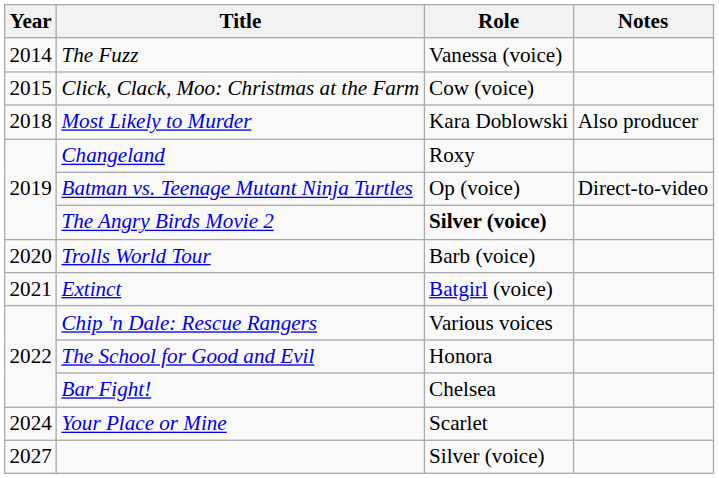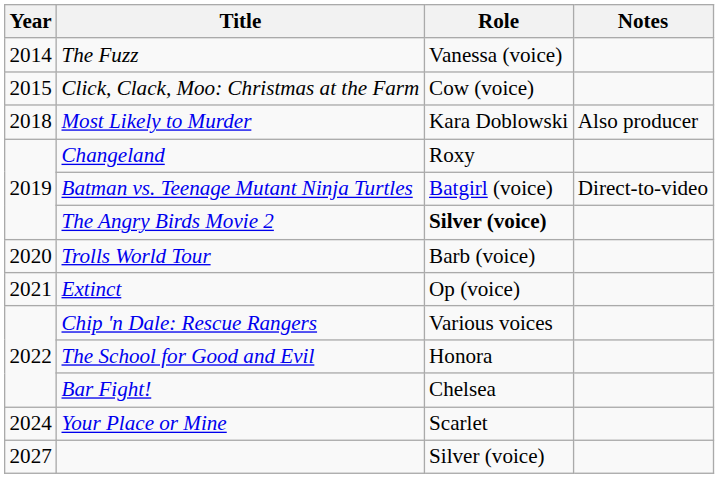(475, 188) Op (voice) -> (491, 188) Batgirl (voice)
(491, 289) Batgirl (voice) -> (475, 289) Op (voice)
